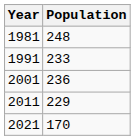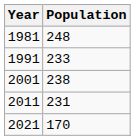(58, 81) 236 -> (58, 81) 238
(58, 103) 229 -> (58, 103) 231
